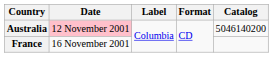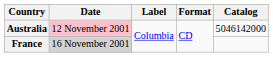(241, 28) 5046140200 -> (241, 28) 5046142000
(91, 44) no background -> (91, 44) lightgrey background
